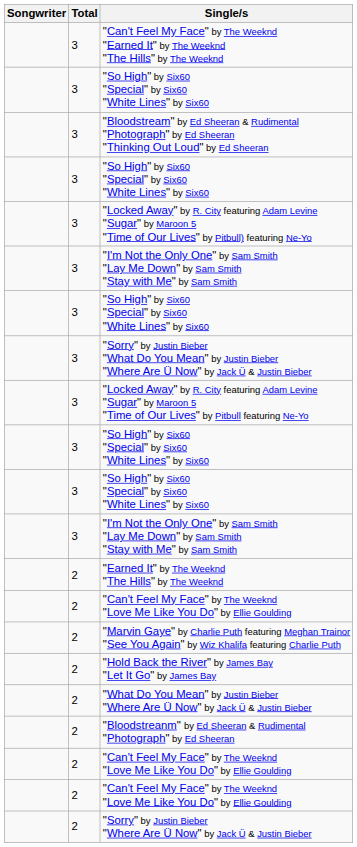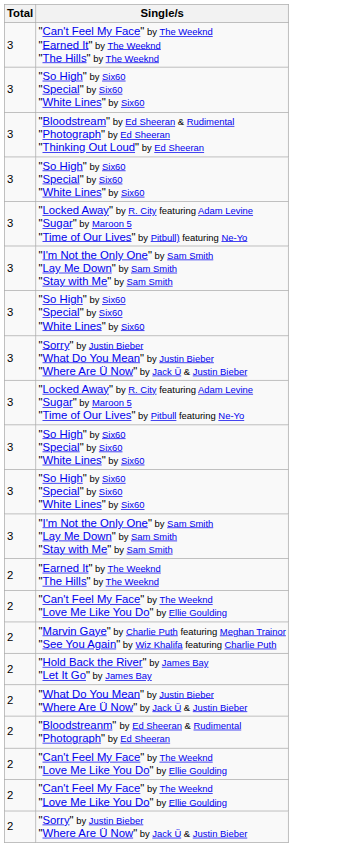- column: (37, 13)
